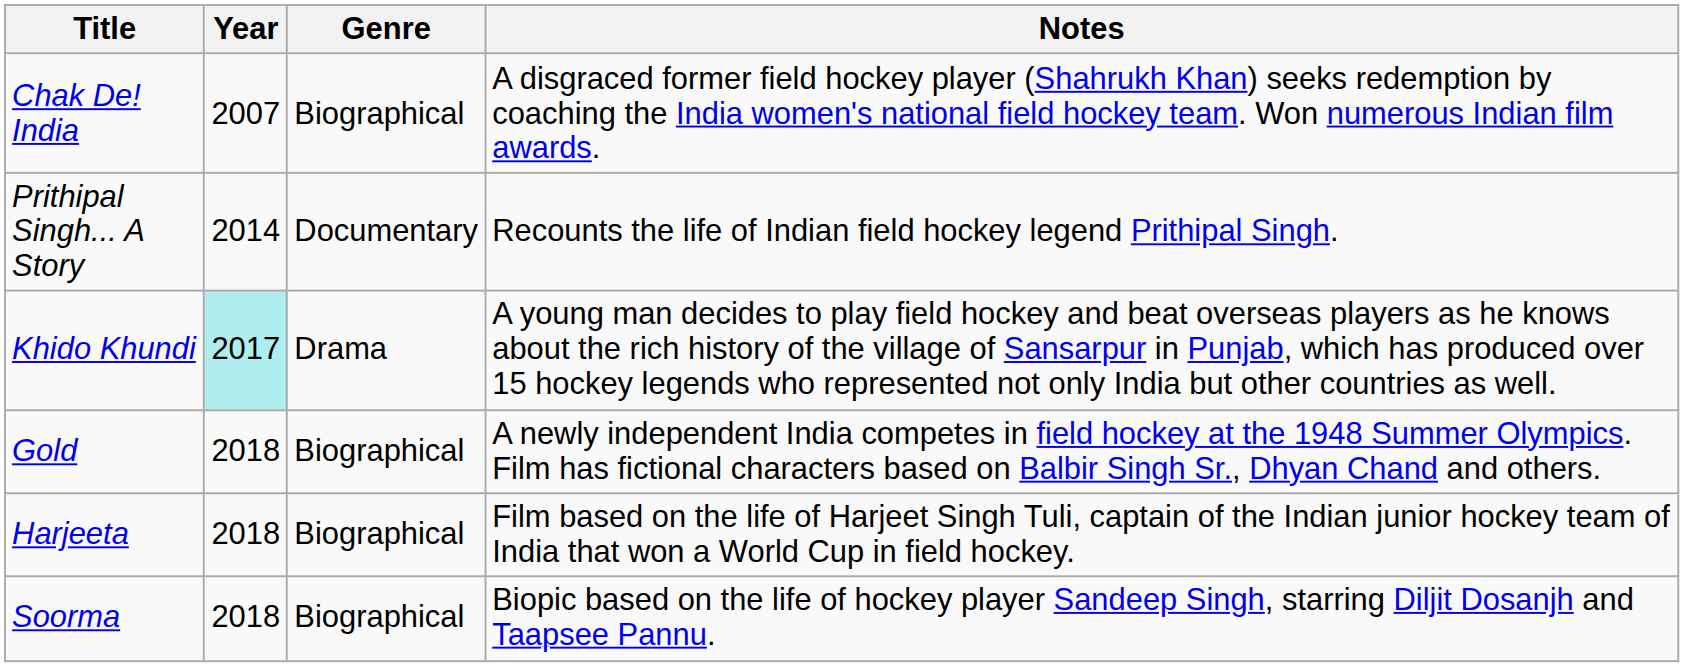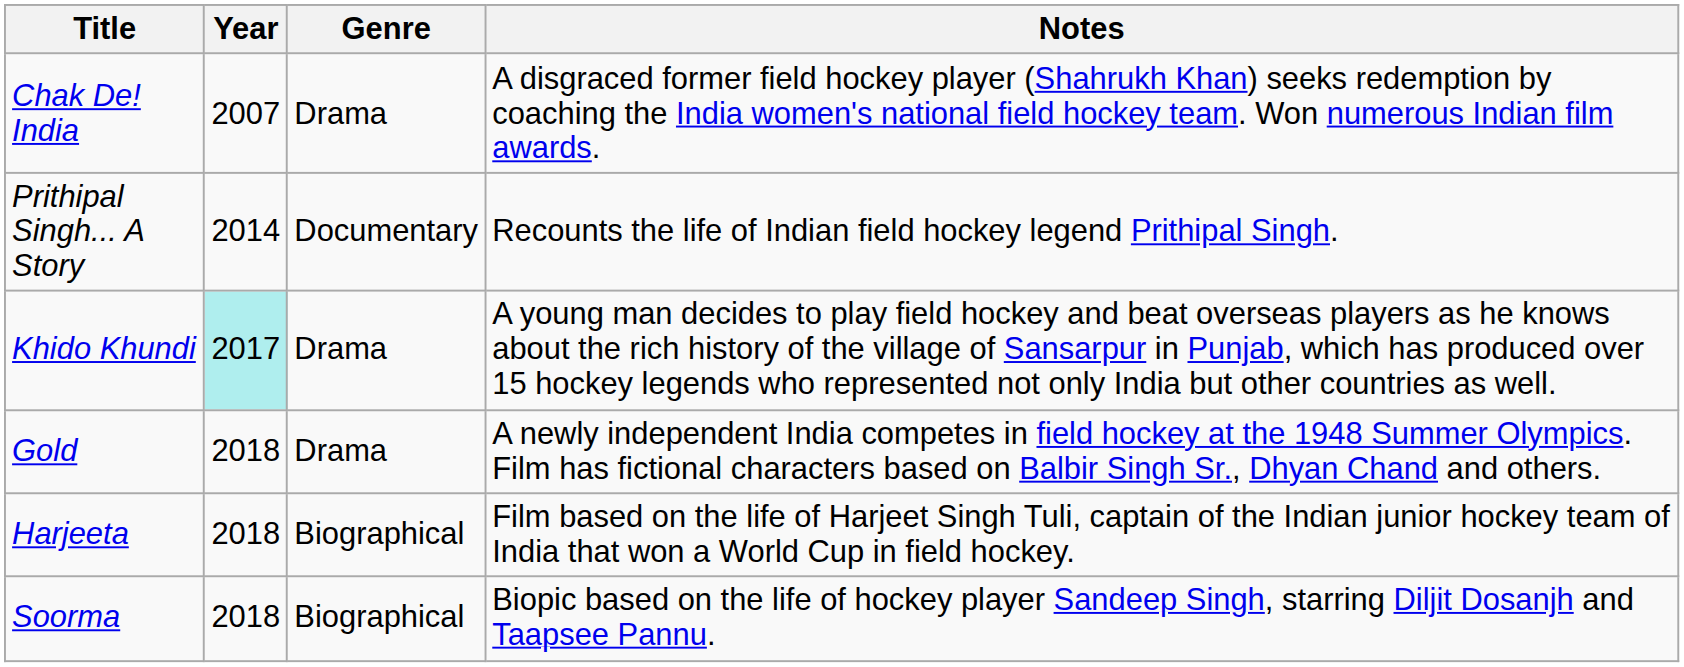(379, 112) Biographical -> (341, 112) Drama
(379, 450) Biographical -> (341, 450) Drama
